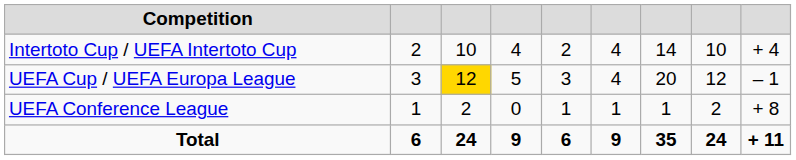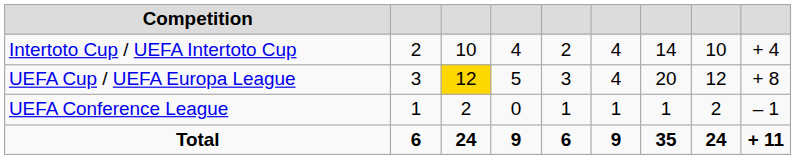(766, 79) – 1 -> (766, 79) + 8
(766, 109) + 8 -> (766, 109) – 1
